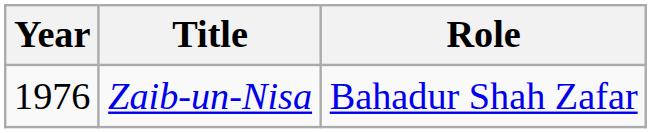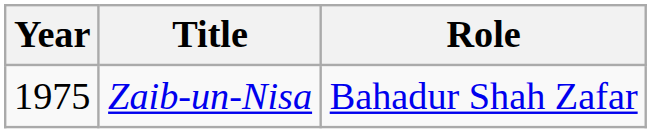(52, 95) 1976 -> (52, 95) 1975
